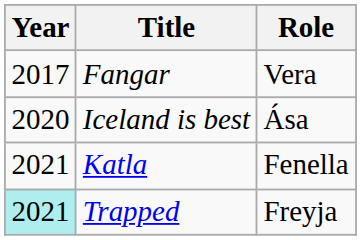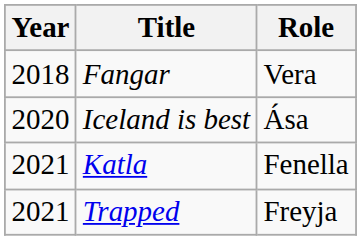(41, 73) 2017 -> (41, 73) 2018
(41, 211) paleturquoise background -> (41, 211) no background
